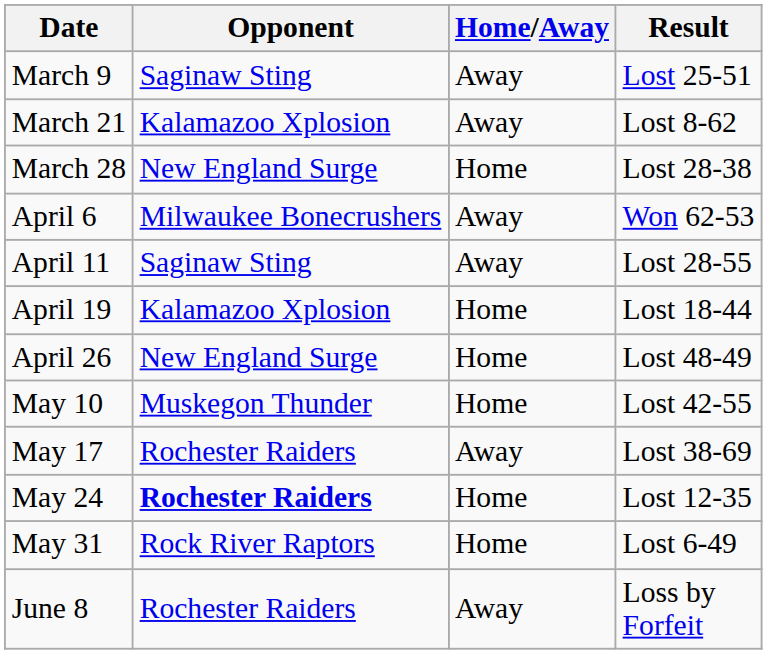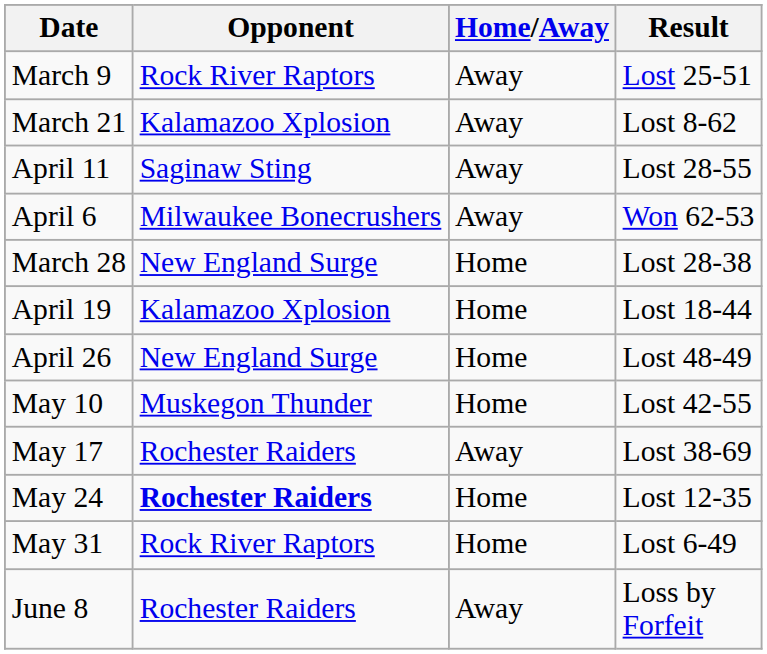(226, 74) Saginaw Sting -> (257, 74) Rock River Raptors
rows swapped: (69, 168) <-> (61, 262)
